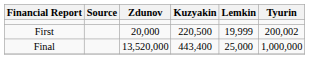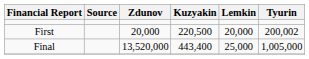(239, 32) 19,999 -> (239, 32) 20,000
(282, 47) 1,000,000 -> (282, 47) 1,005,000
